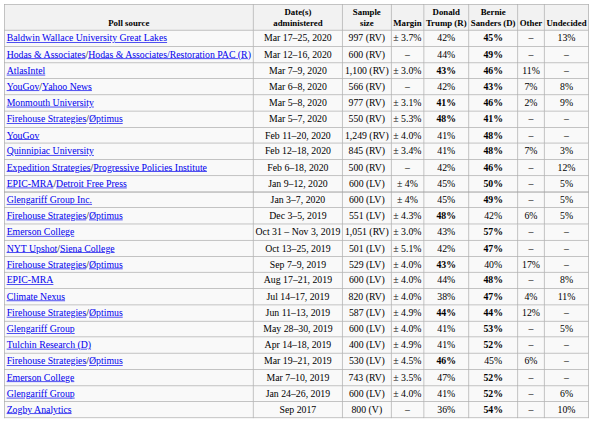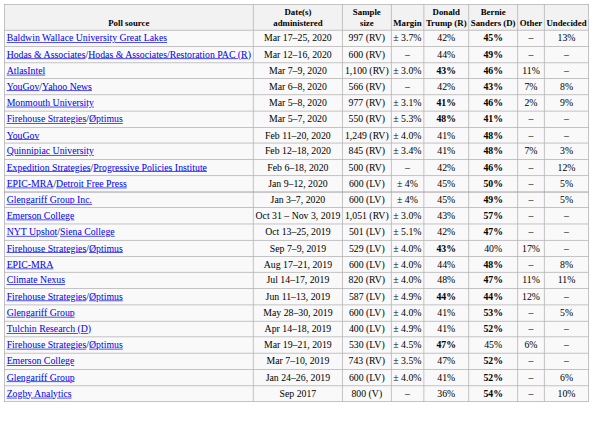- row: (298, 216)
(446, 297) 38% -> (446, 281) 48%
(531, 297) 4% -> (531, 281) 11%
(446, 361) 46% -> (446, 345) 47%
